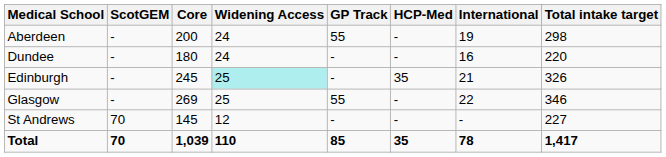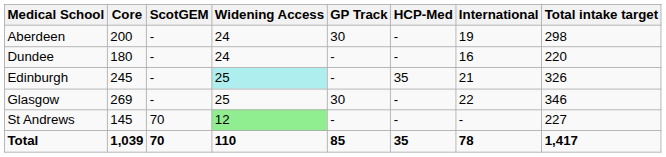columns swapped: (192, 15) <-> (140, 15)
(338, 36) 55 -> (338, 36) 30
(338, 99) 55 -> (338, 99) 30
(222, 120) no background -> (222, 120) lightgreen background
